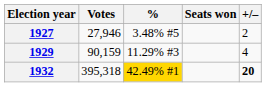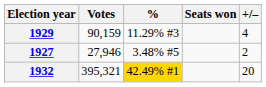rows swapped: (41, 33) <-> (41, 52)
(101, 71) 395,318 -> (101, 71) 395,321
(248, 71) bold -> (248, 71) normal
